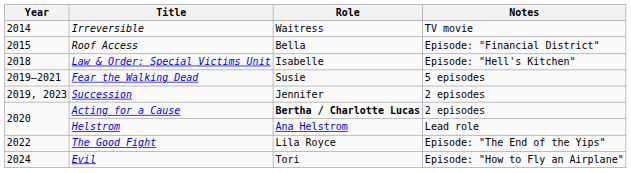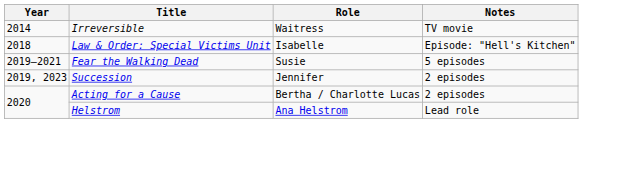- row: (105, 45)
(348, 110) bold -> (348, 94) normal
- row: (114, 143)
- row: (84, 159)
